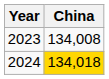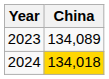(74, 39) 134,008 -> (74, 39) 134,089
